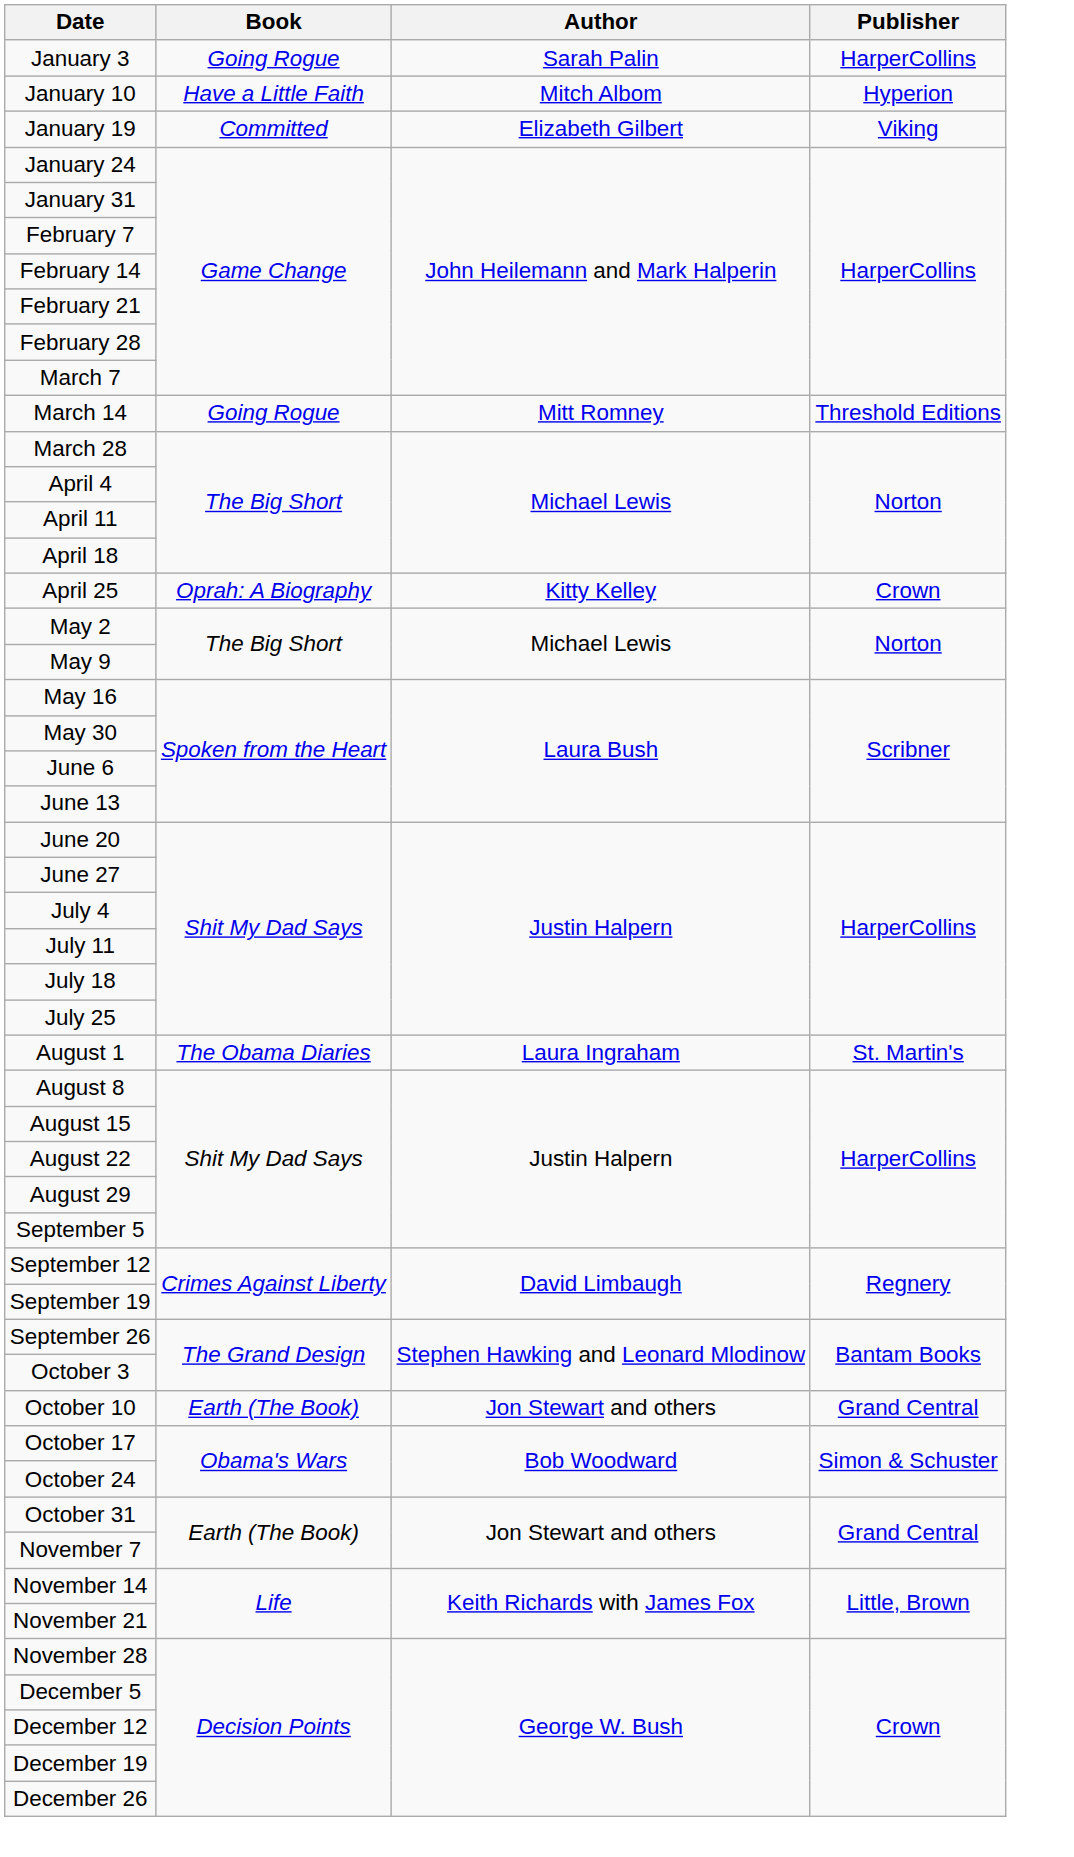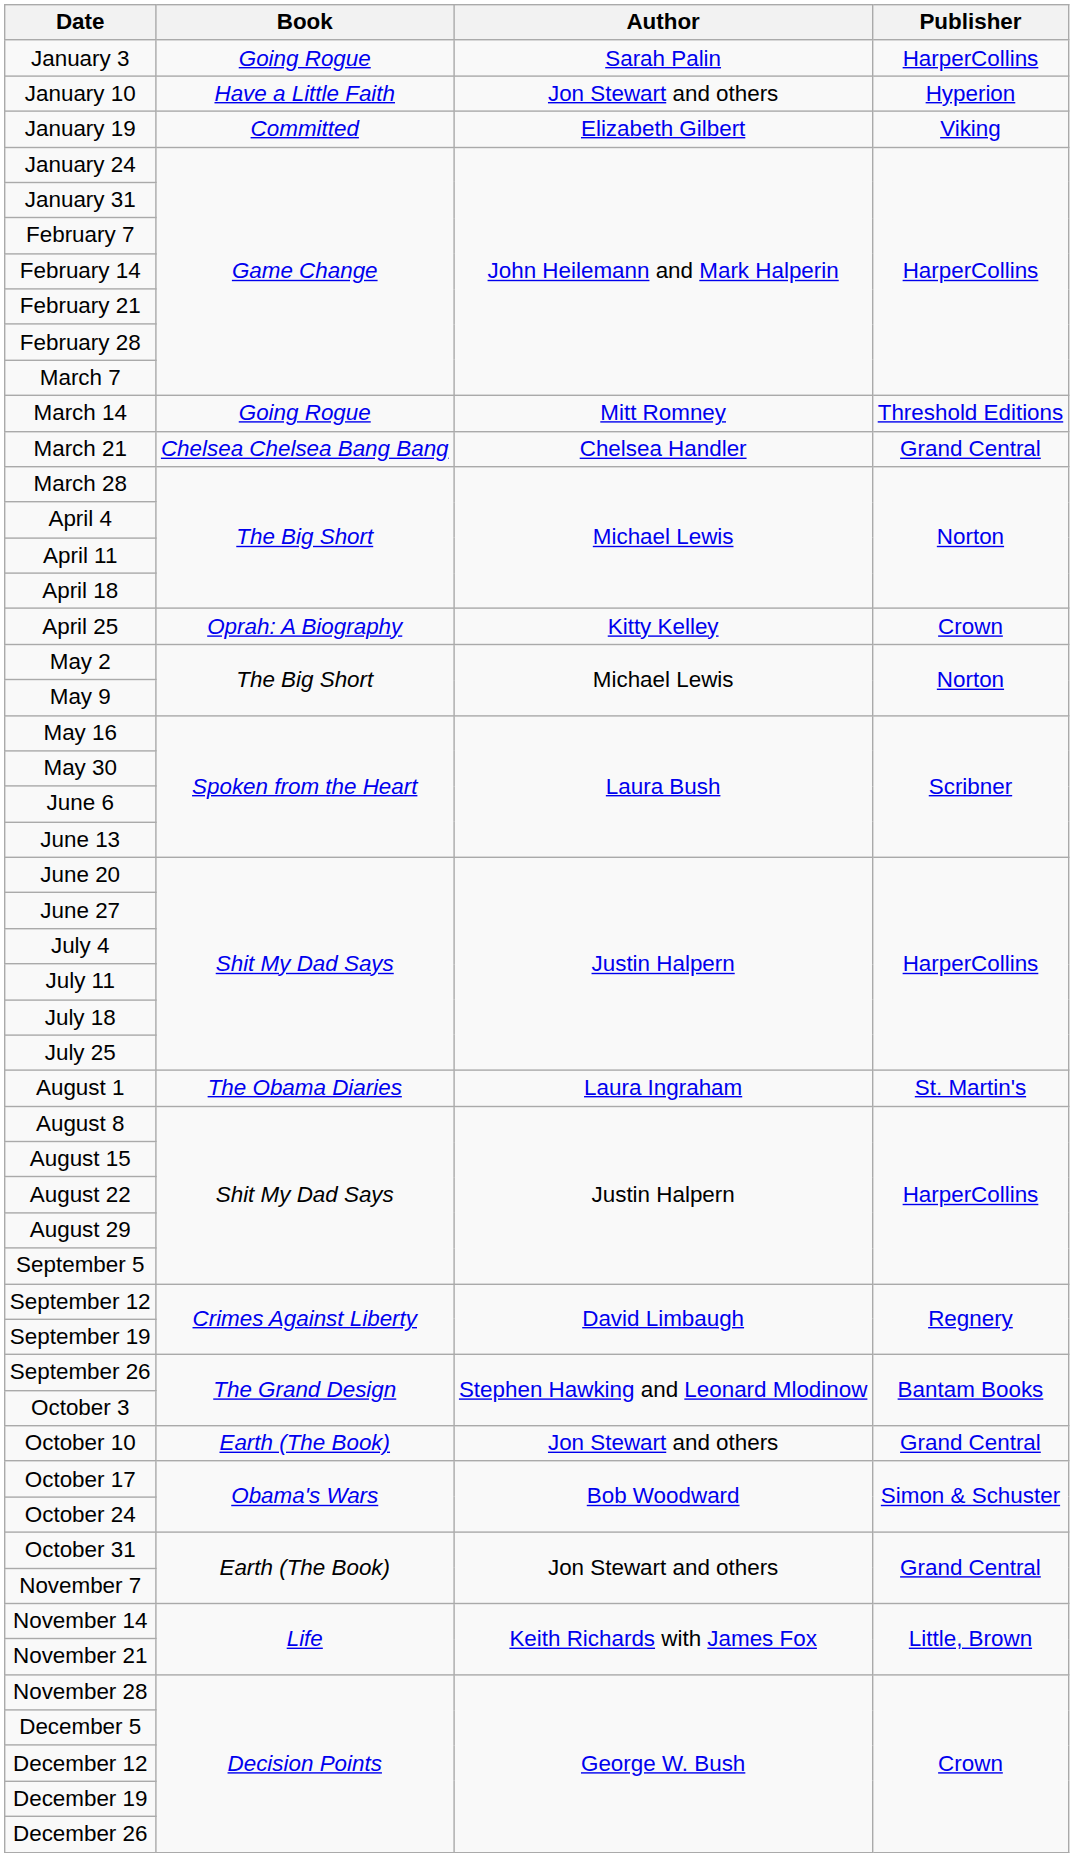(601, 93) Mitch Albom -> (663, 93) Jon Stewart and others
+ row: (80, 448)
